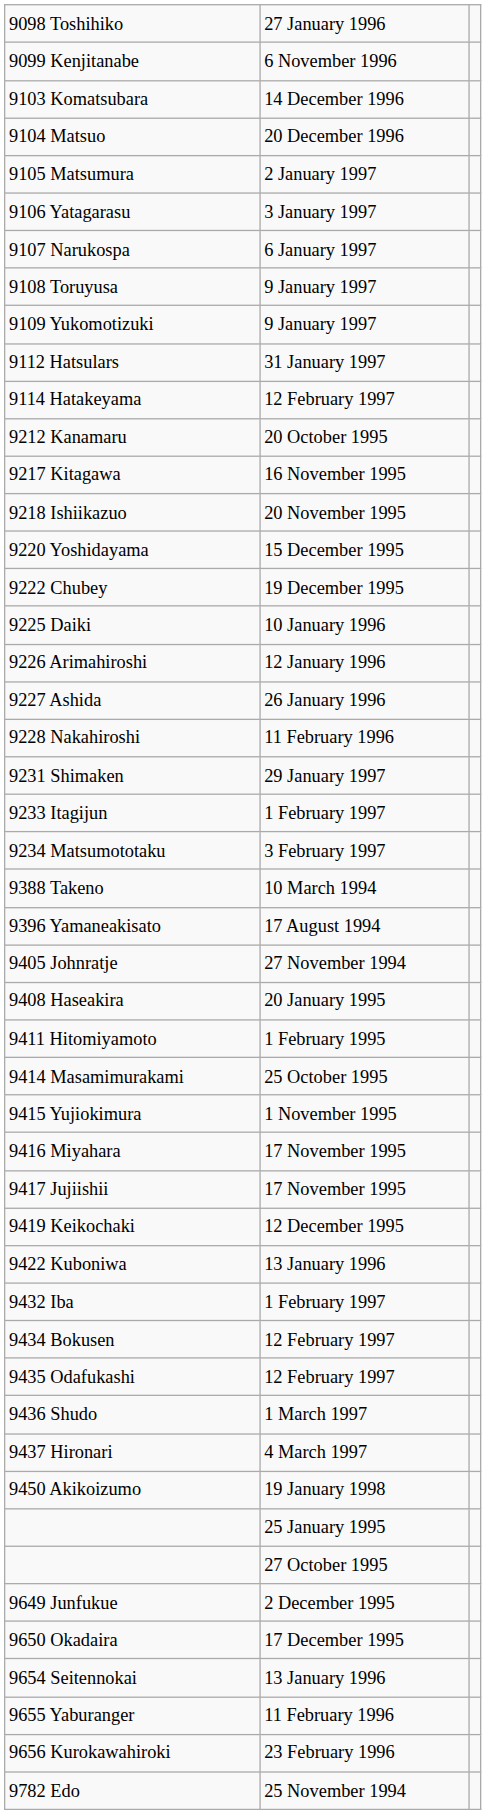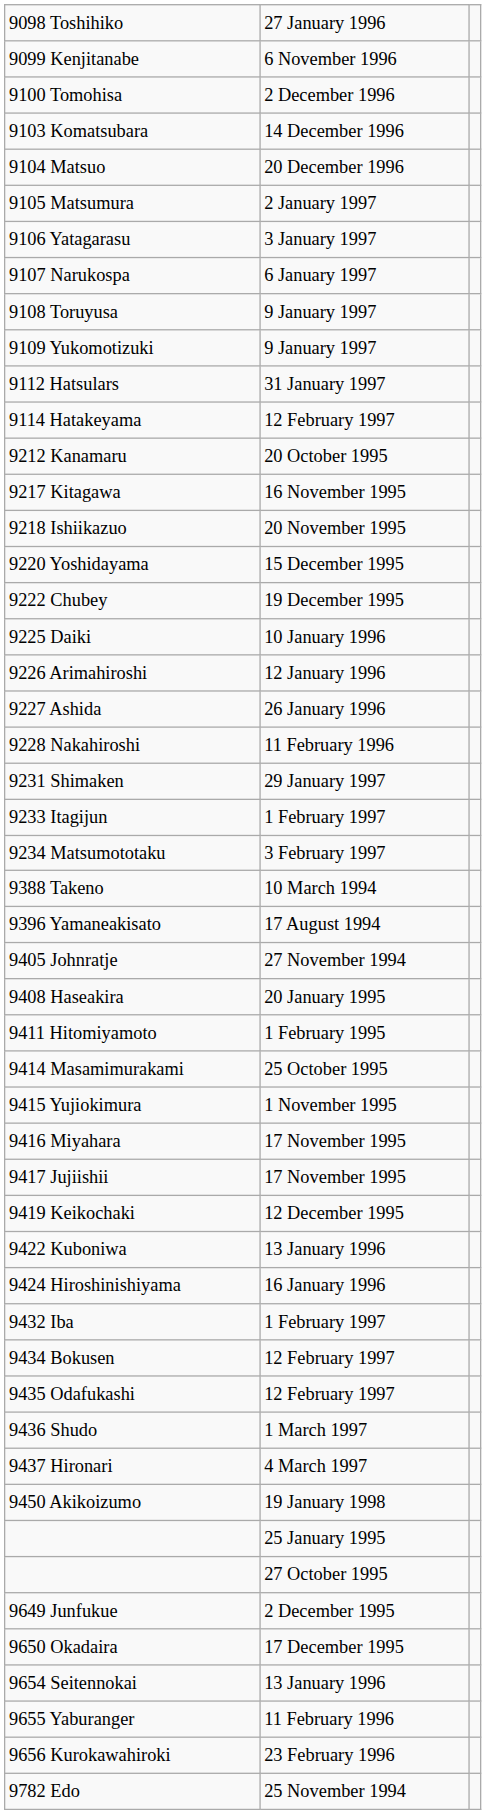+ row: (66, 95)
+ row: (95, 1285)
